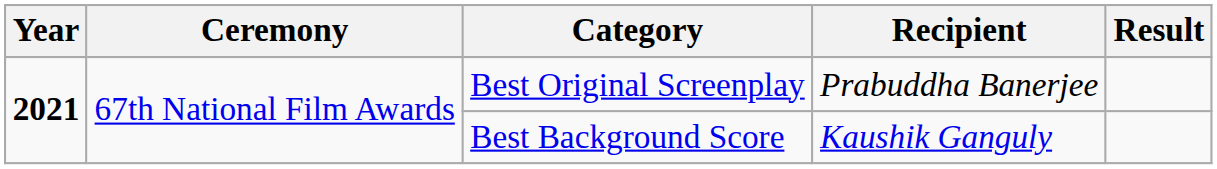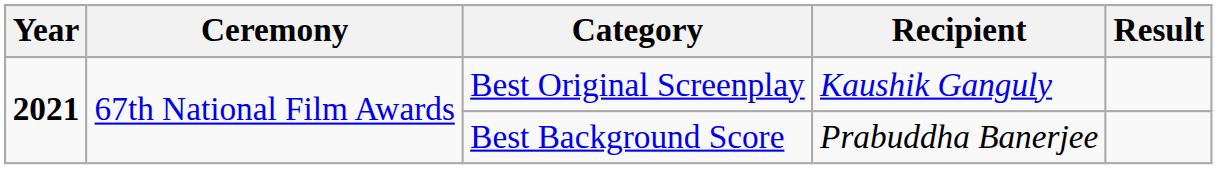(959, 83) Prabuddha Banerjee -> (936, 83) Kaushik Ganguly
(936, 136) Kaushik Ganguly -> (959, 136) Prabuddha Banerjee
